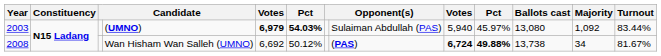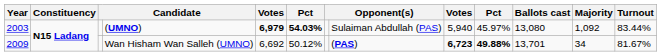(18, 43) 2008 -> (18, 43) 2009
(460, 43) 6,724 -> (460, 43) 6,723
(530, 43) 13,738 -> (530, 43) 13,701
